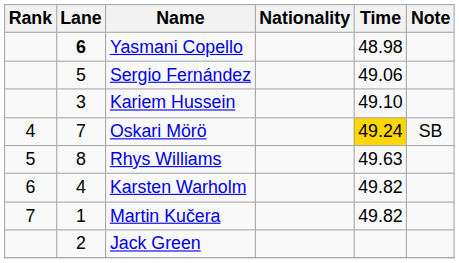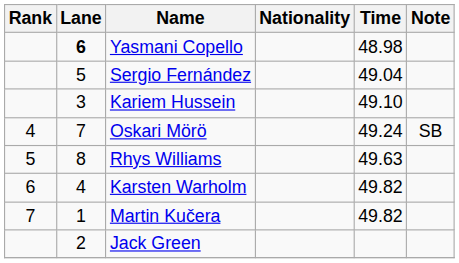(380, 74) 49.06 -> (380, 74) 49.04
(380, 131) gold background -> (380, 131) no background
